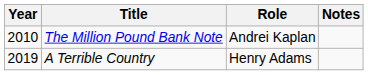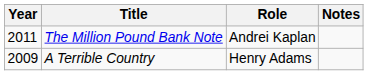(23, 37) 2010 -> (22, 37) 2011
(23, 59) 2019 -> (23, 59) 2009
